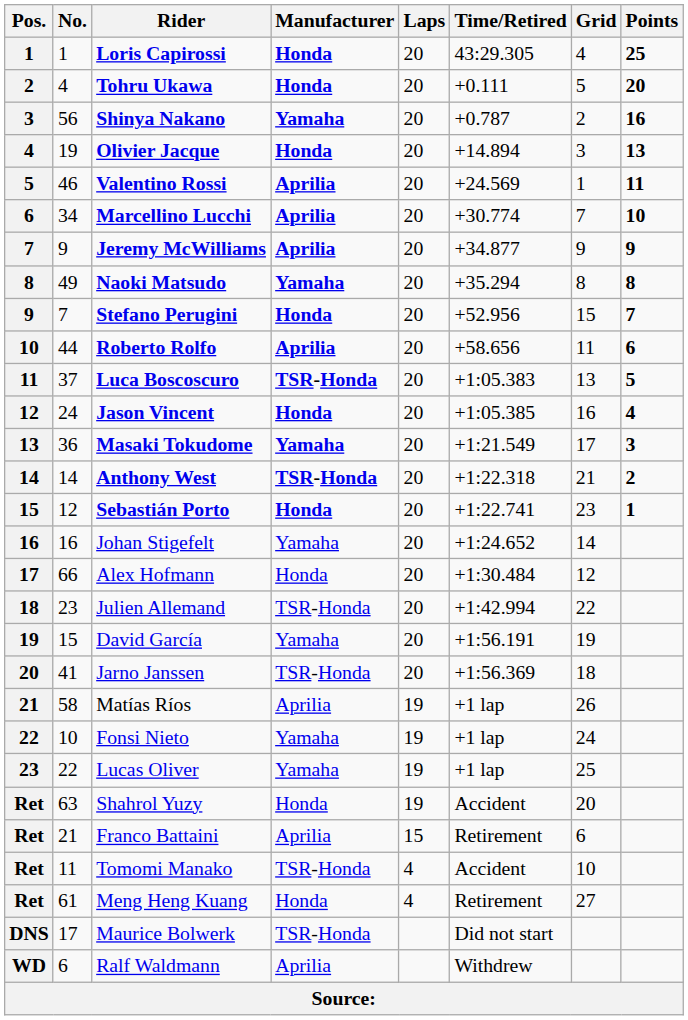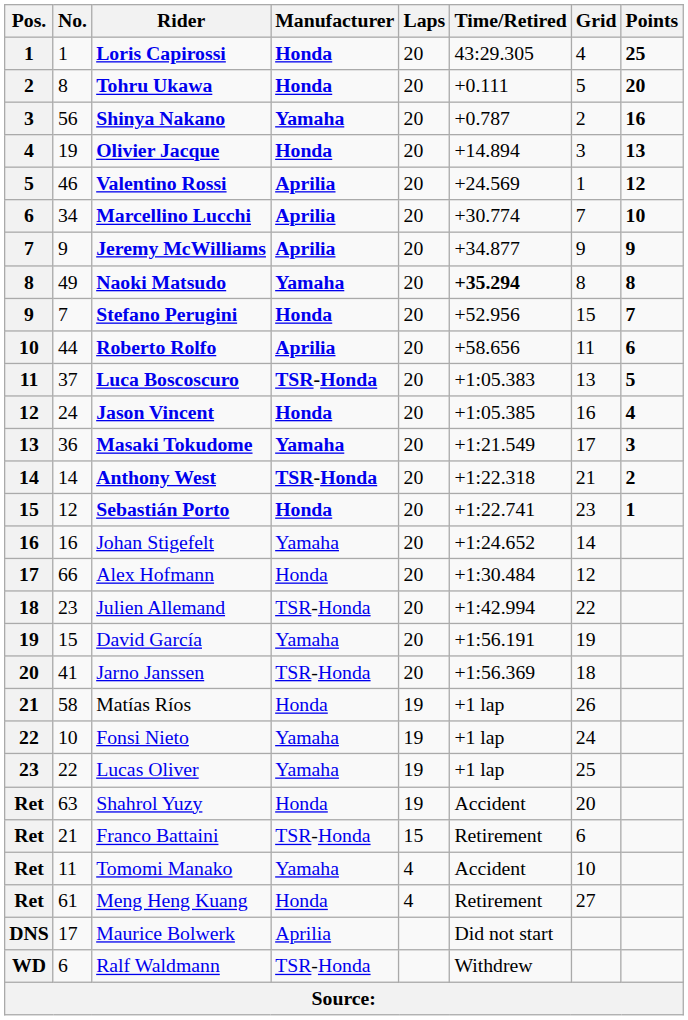(63, 86) 4 -> (63, 86) 8
(635, 183) 11 -> (635, 183) 12
(487, 281) normal -> (487, 281) bold
(303, 705) Aprilia -> (301, 705) Honda
(303, 835) Aprilia -> (323, 835) TSR-Honda
(323, 868) TSR-Honda -> (307, 868) Yamaha
(323, 933) TSR-Honda -> (303, 933) Aprilia
(303, 965) Aprilia -> (323, 965) TSR-Honda
